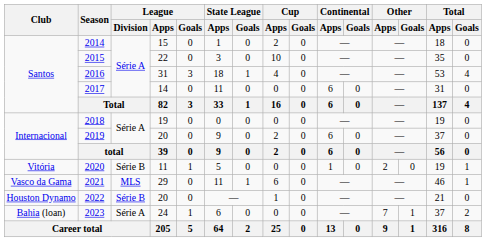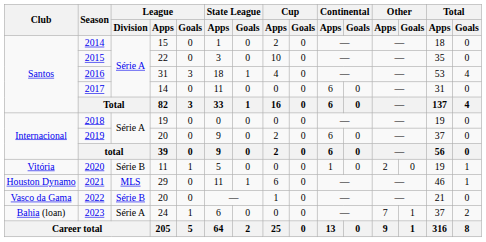(41, 182) Vasco da Gama -> (41, 182) Houston Dynamo
(41, 197) Houston Dynamo -> (41, 197) Vasco da Gama
